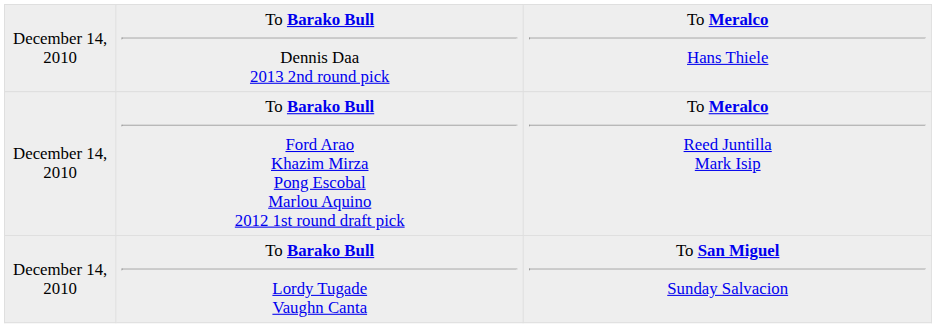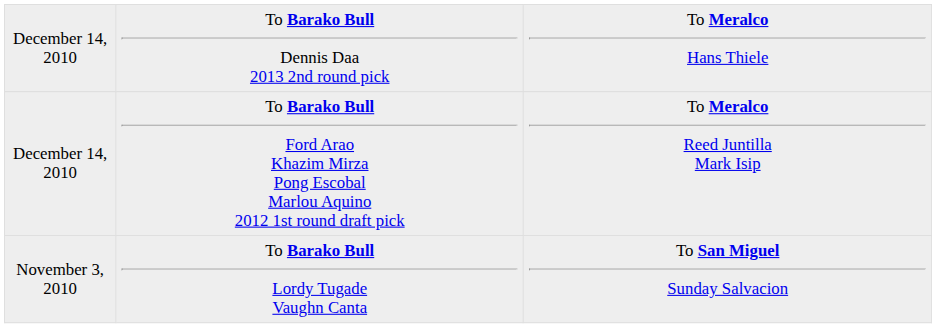(60, 279) December 14, 2010 -> (60, 279) November 3, 2010
